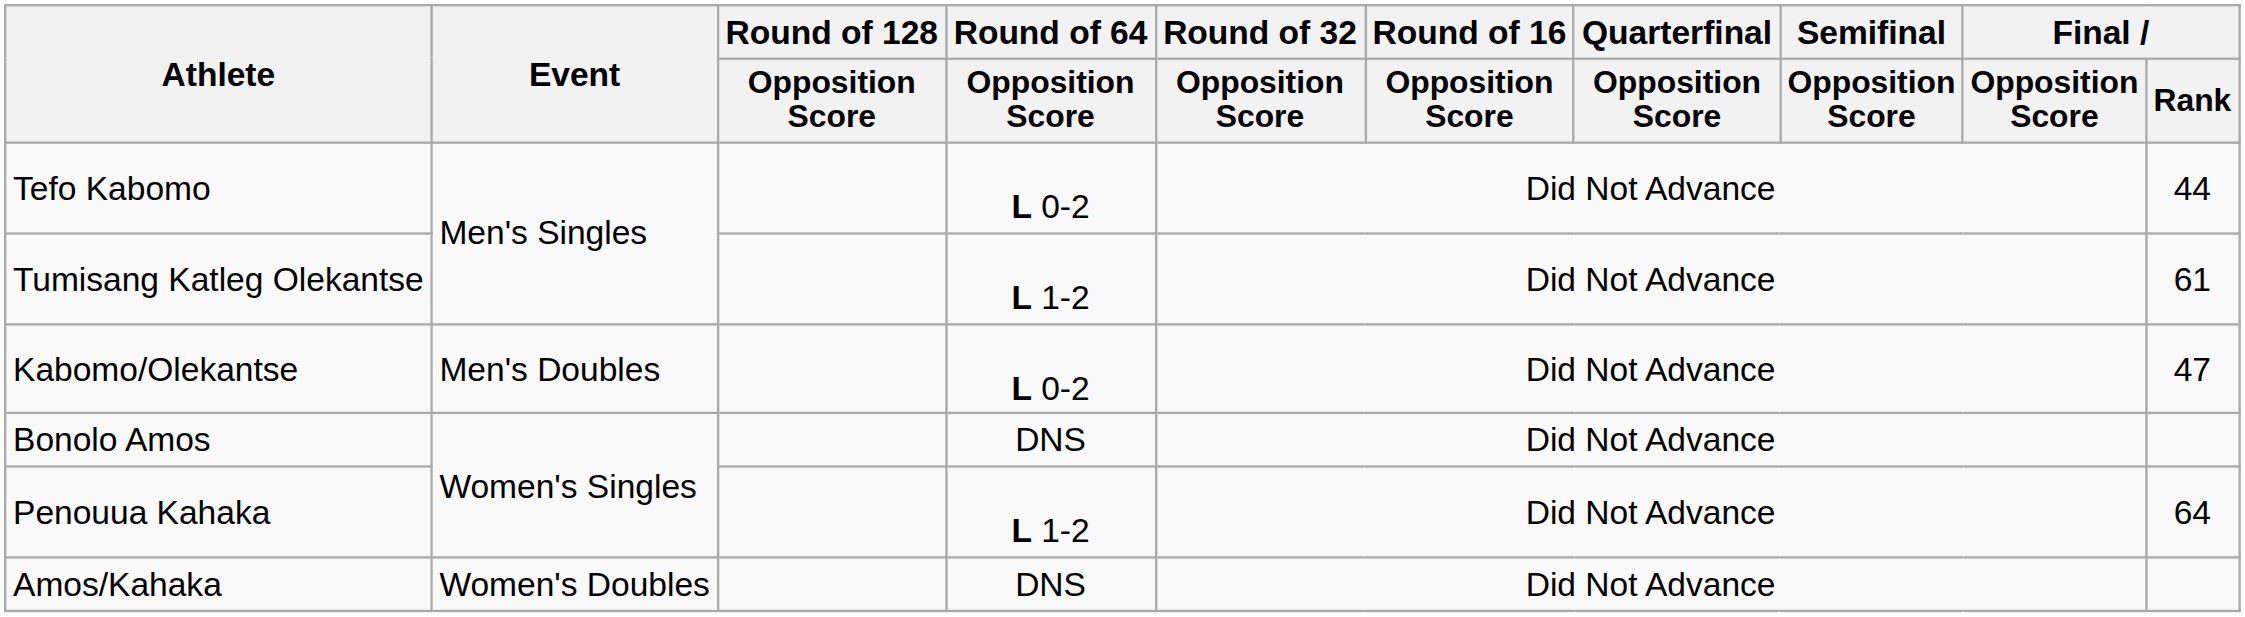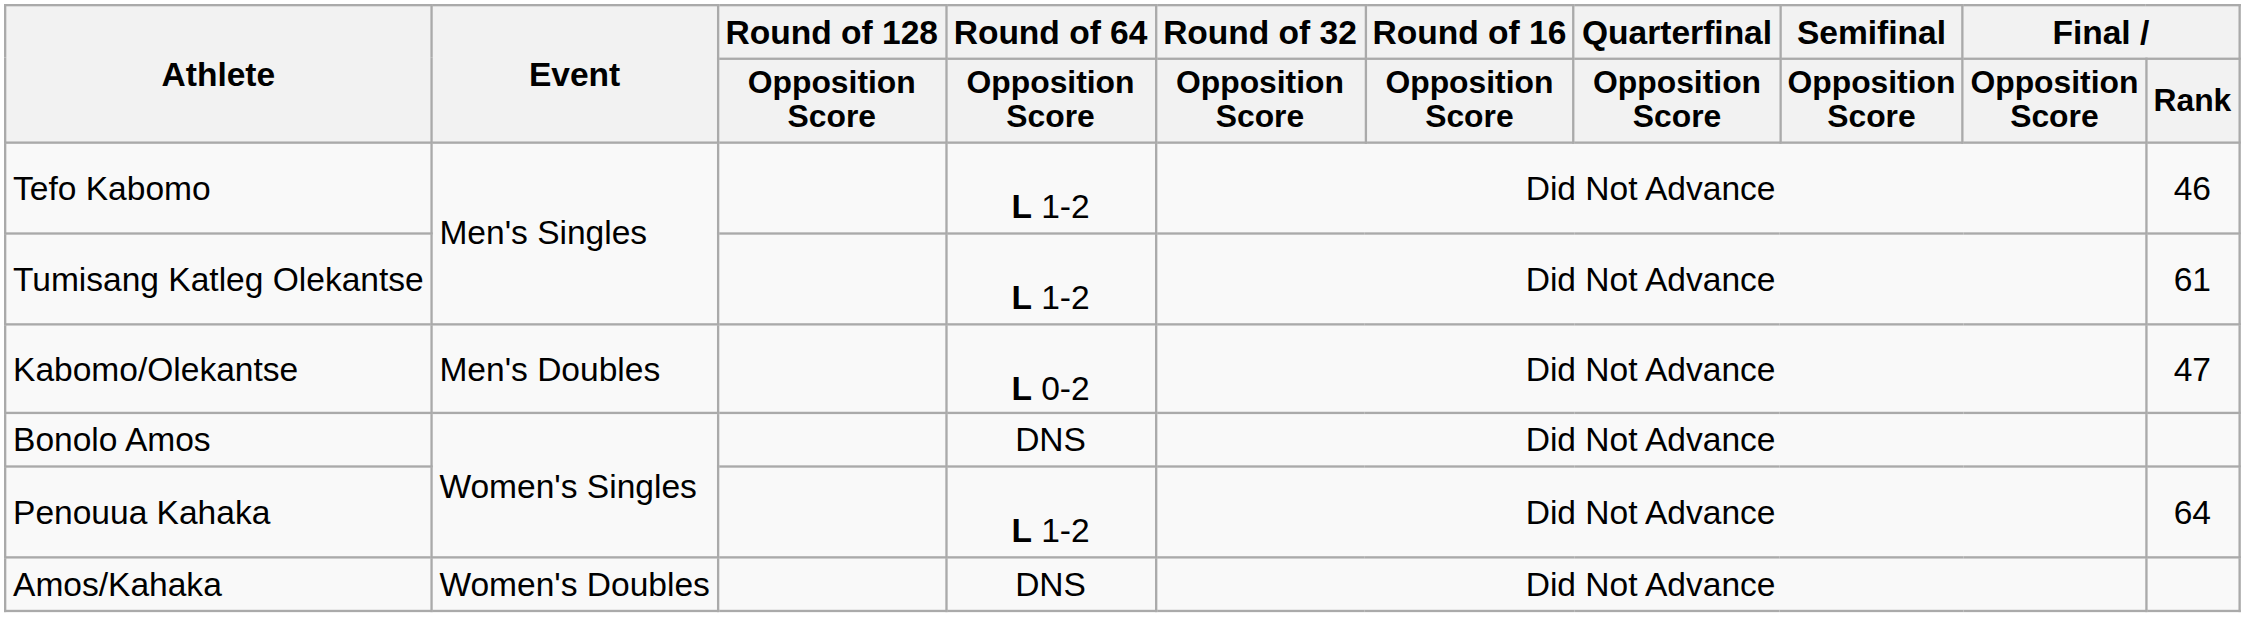(1051, 207) L 0-2 -> (1051, 207) L 1-2
(2192, 189) 44 -> (2192, 189) 46
